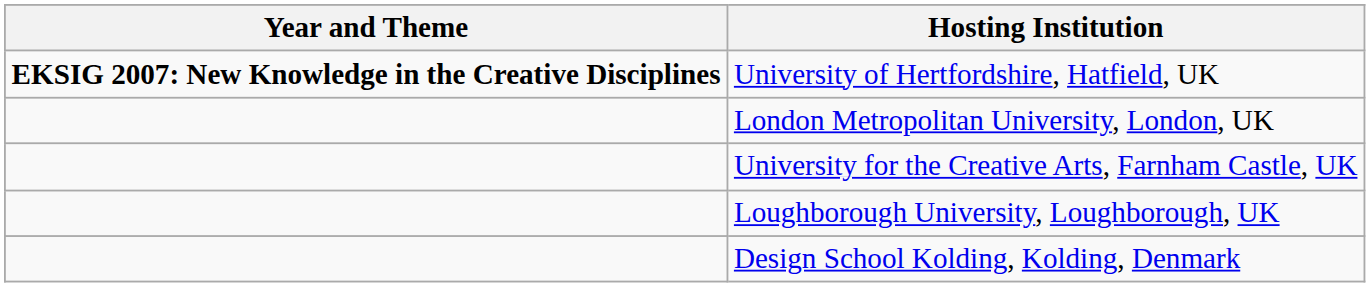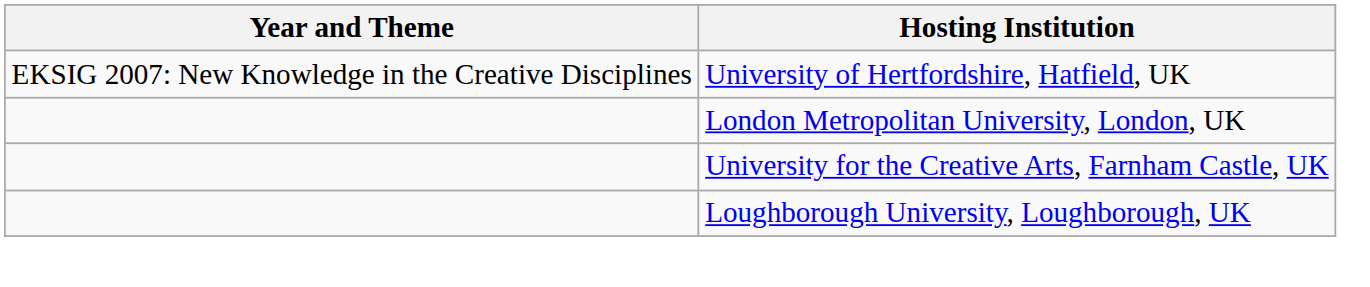(366, 73) bold -> (352, 73) normal
- row: (987, 258)
